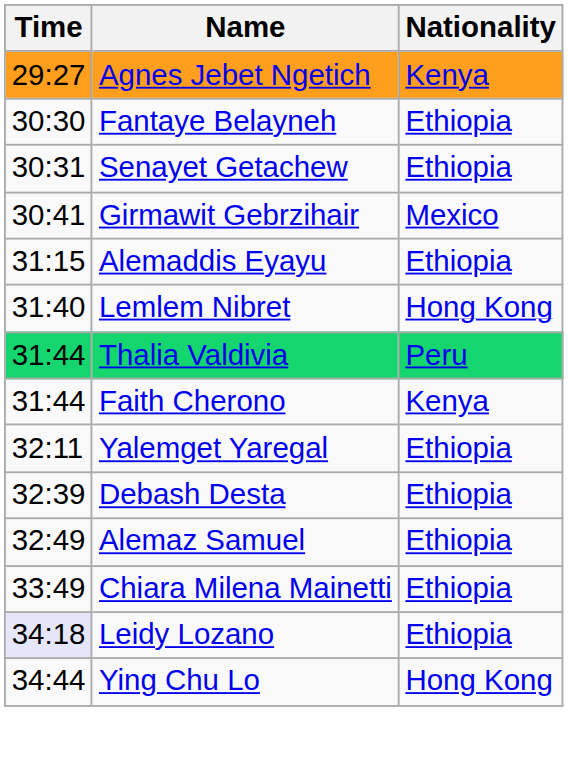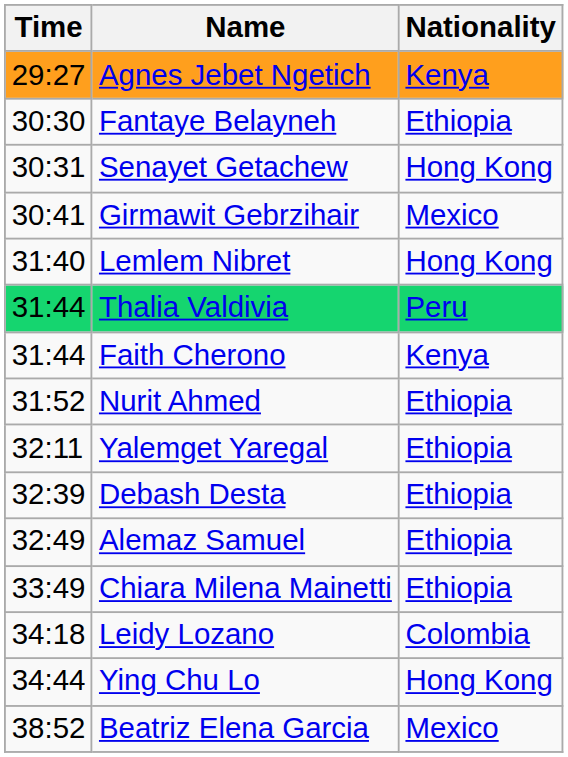(459, 167) Ethiopia -> (479, 167) Hong Kong
- row: (213, 261)
+ row: (180, 401)
(49, 634) lavender background -> (49, 634) no background
(459, 634) Ethiopia -> (468, 634) Colombia
+ row: (234, 728)
